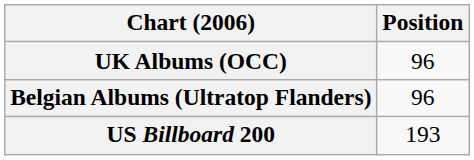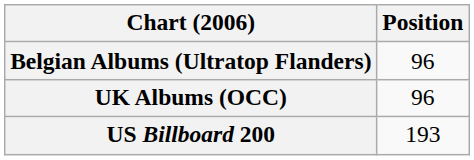rows swapped: (191, 97) <-> (191, 60)
